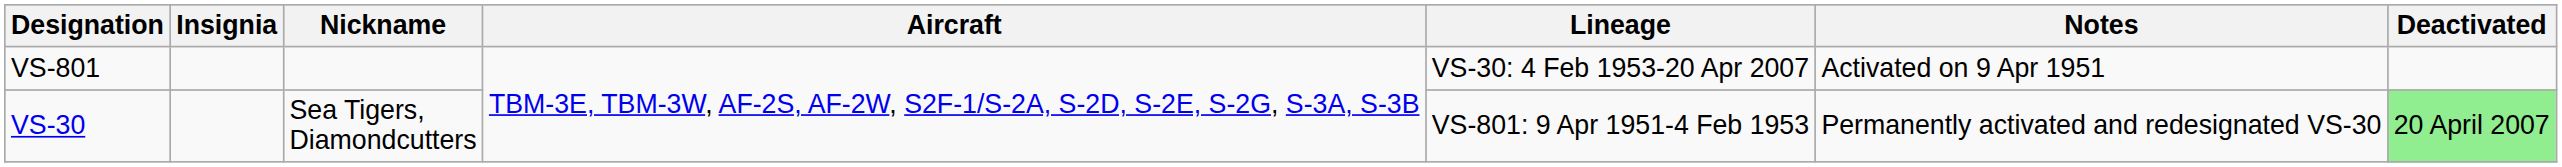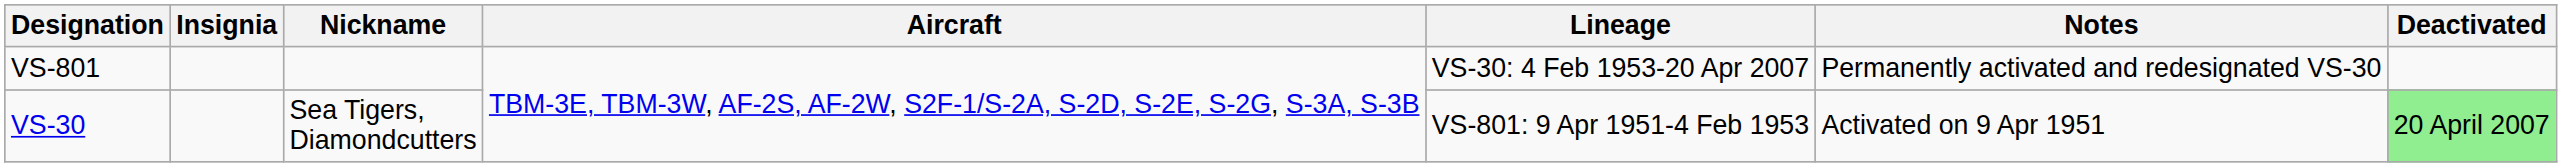(1963, 68) Activated on 9 Apr 1951 -> (2101, 68) Permanently activated and redesignated VS-30
(2101, 125) Permanently activated and redesignated VS-30 -> (1963, 125) Activated on 9 Apr 1951
